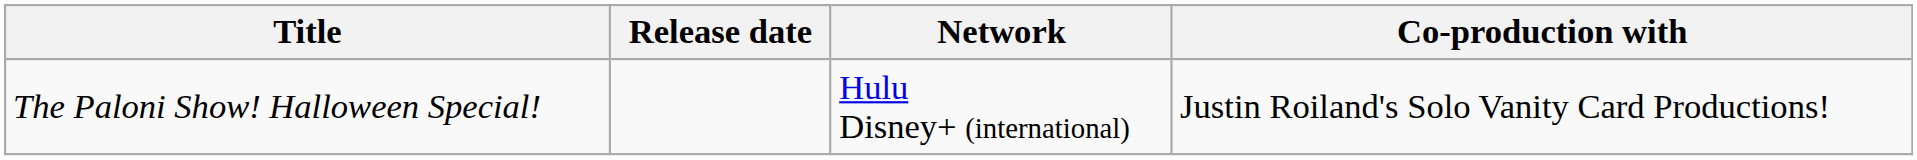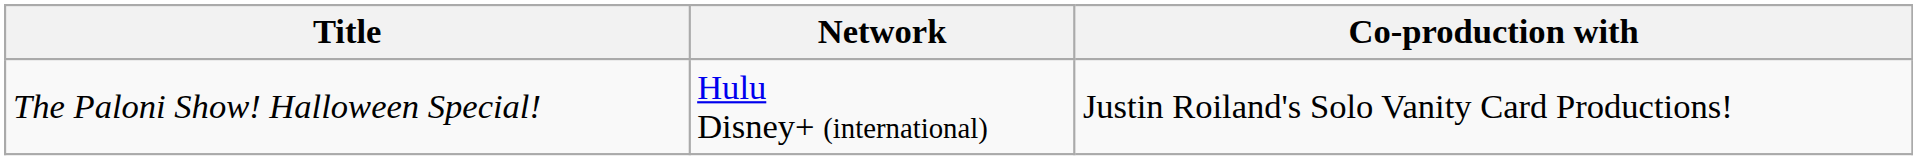- column: (720, 31)
